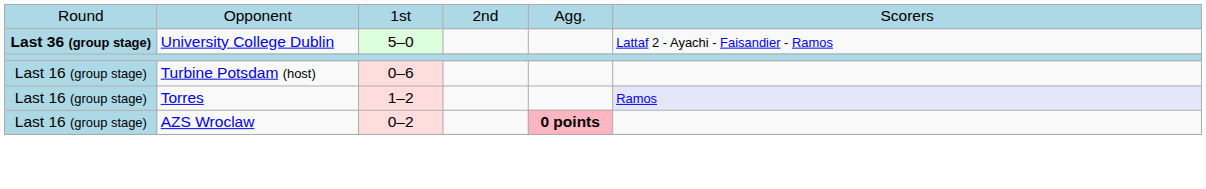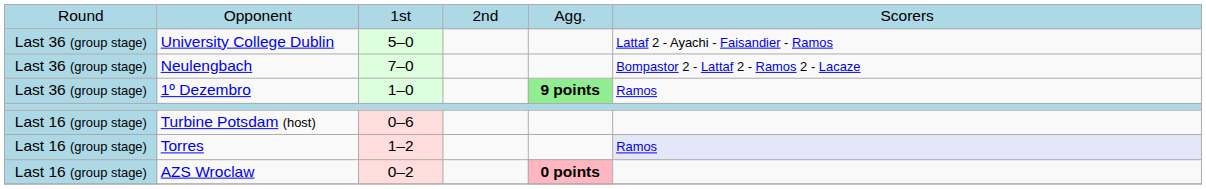(81, 41) bold -> (81, 41) normal
+ row: (206, 66)
+ row: (206, 90)
